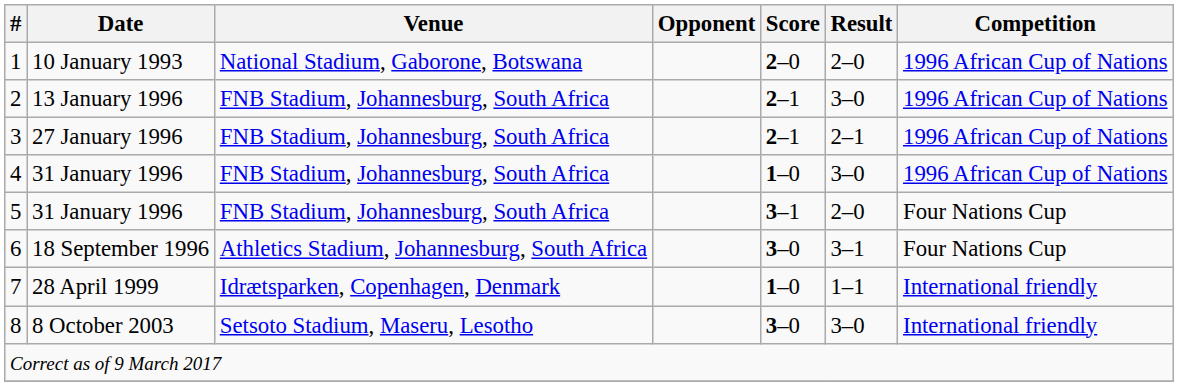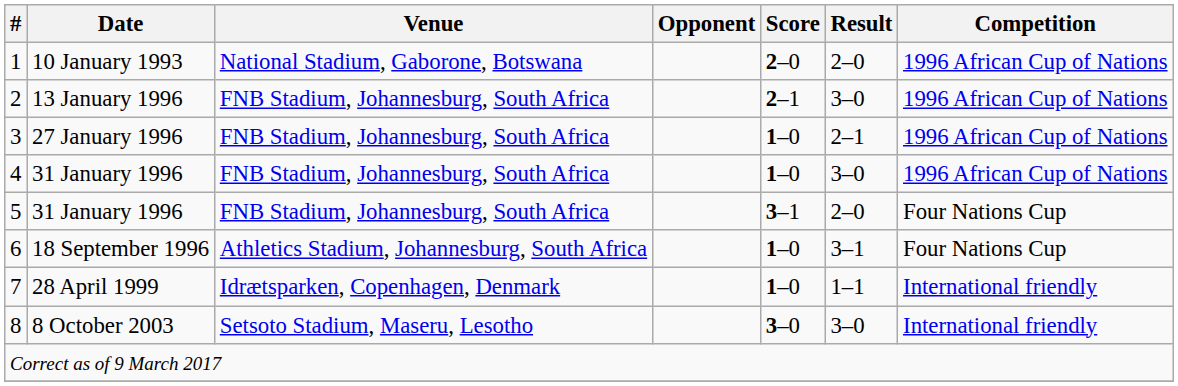(783, 136) 2–1 -> (783, 136) 1–0
(783, 249) 3–0 -> (783, 249) 1–0
